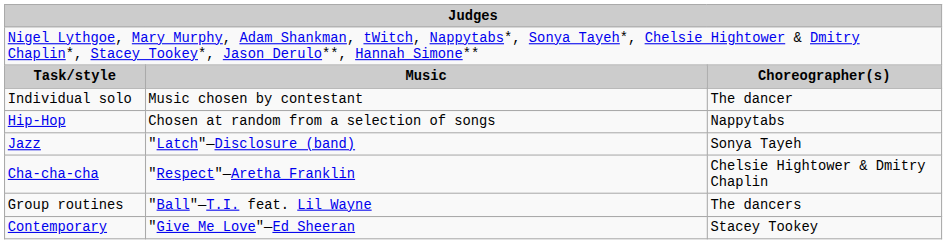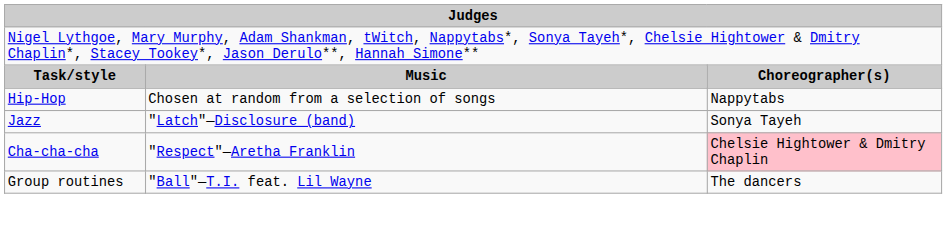- row: (70, 99)
(818, 174) no background -> (818, 152) pink background
- row: (57, 227)
